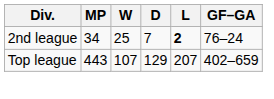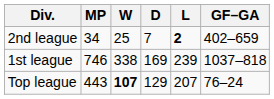(223, 37) 76–24 -> (231, 37) 402–659
+ row: (40, 60)
(126, 60) normal -> (126, 82) bold
(231, 60) 402–659 -> (223, 82) 76–24
